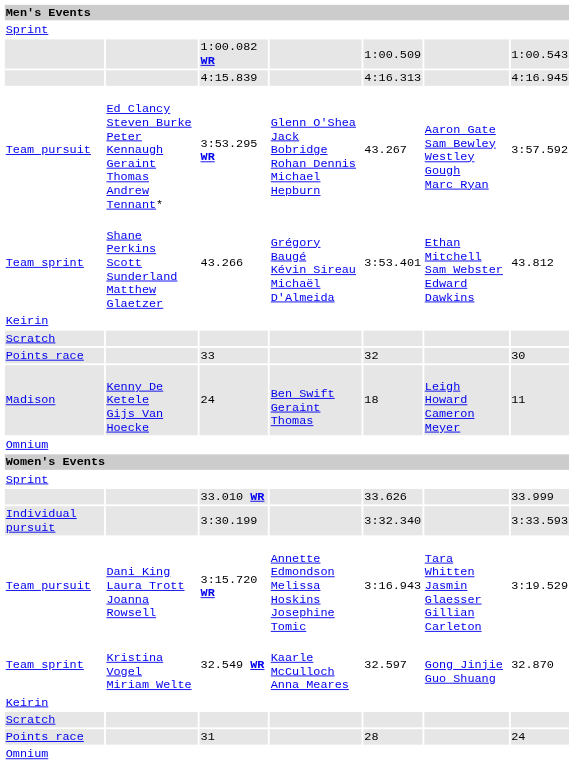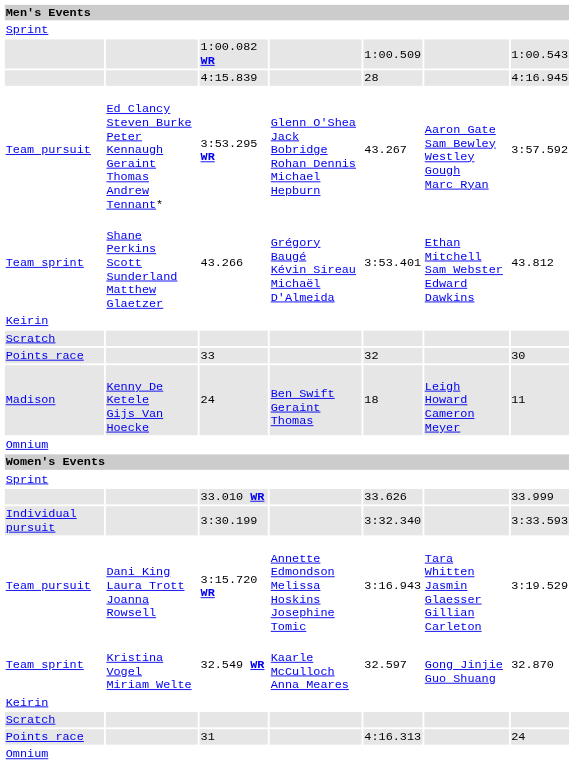(393, 78) 4:16.313 -> (371, 78) 28
(371, 737) 28 -> (393, 737) 4:16.313
